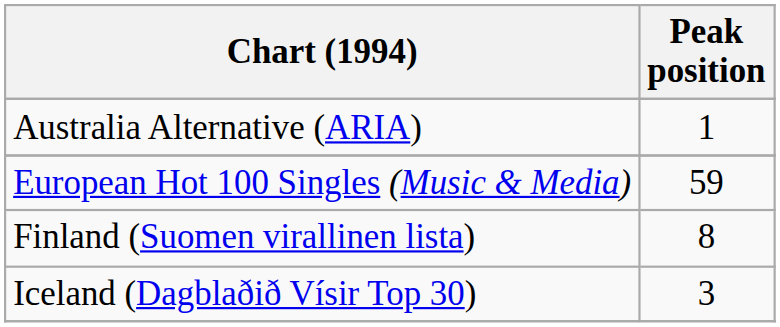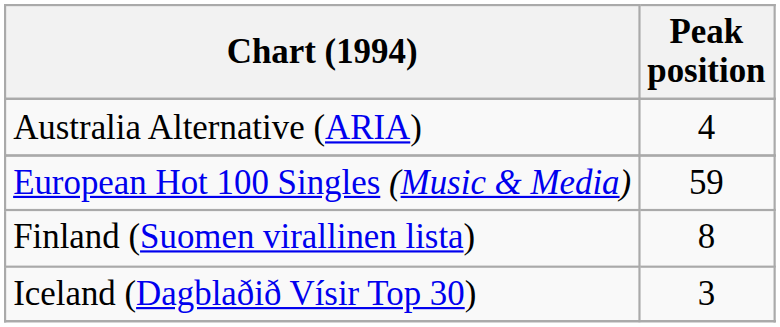(706, 126) 1 -> (706, 126) 4
